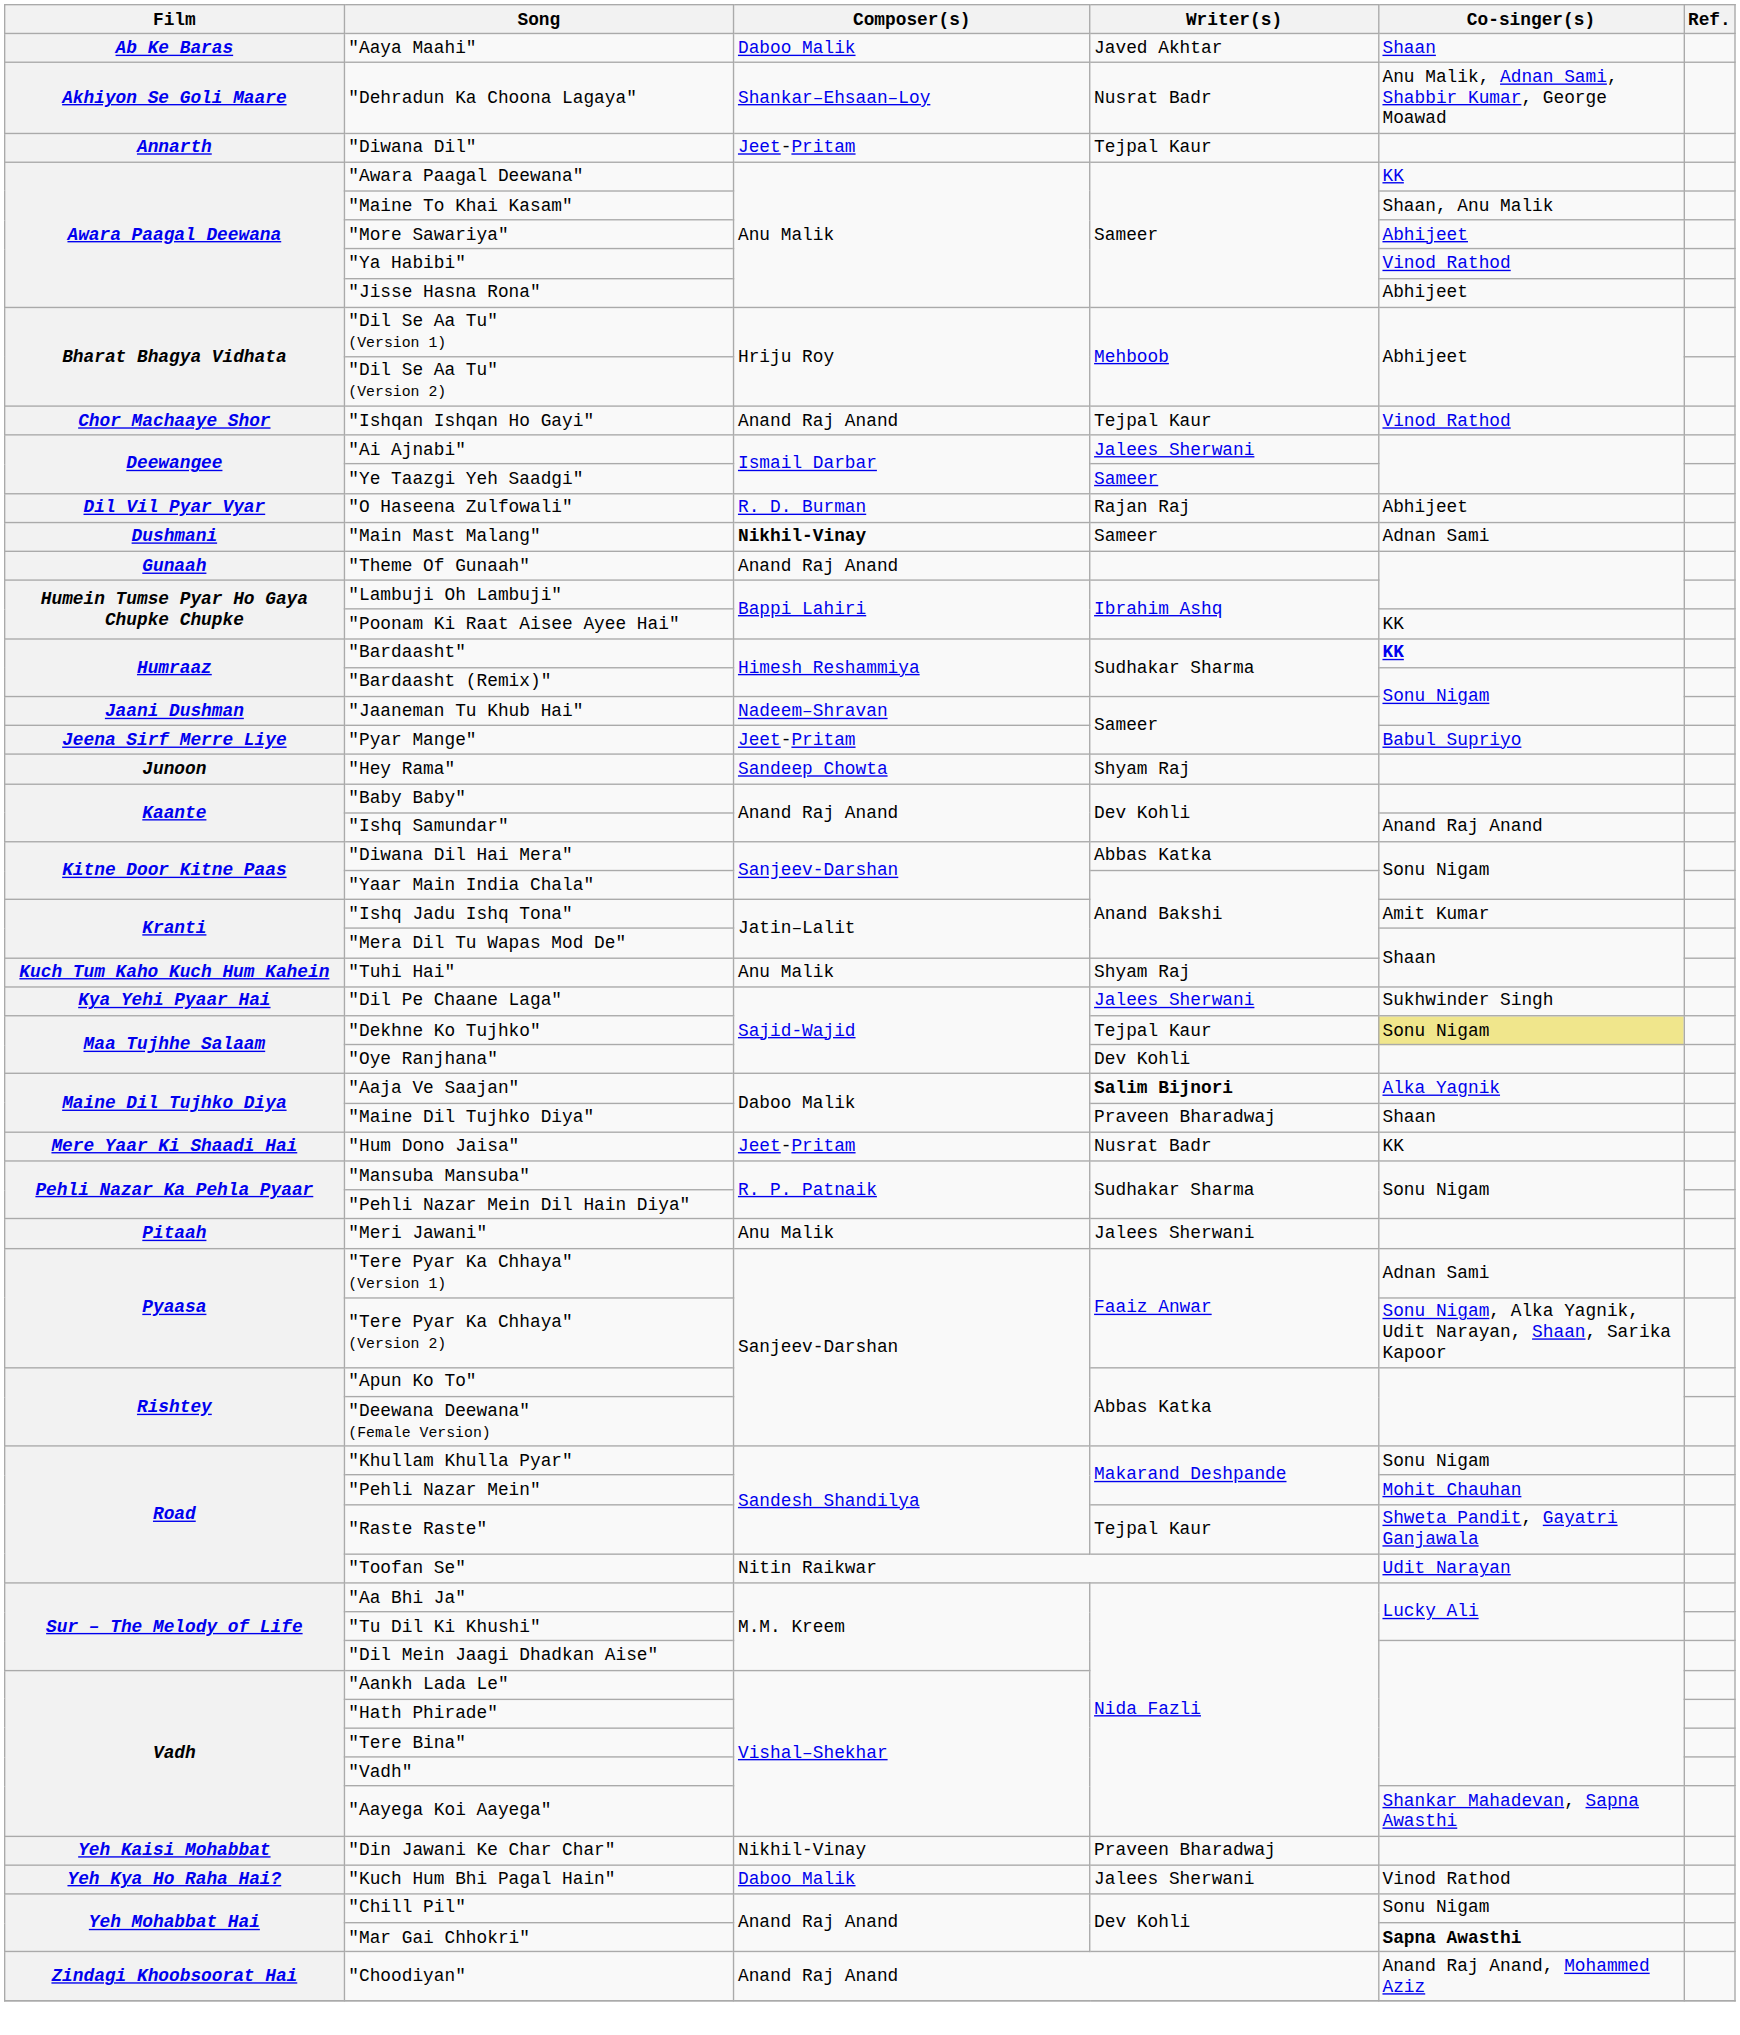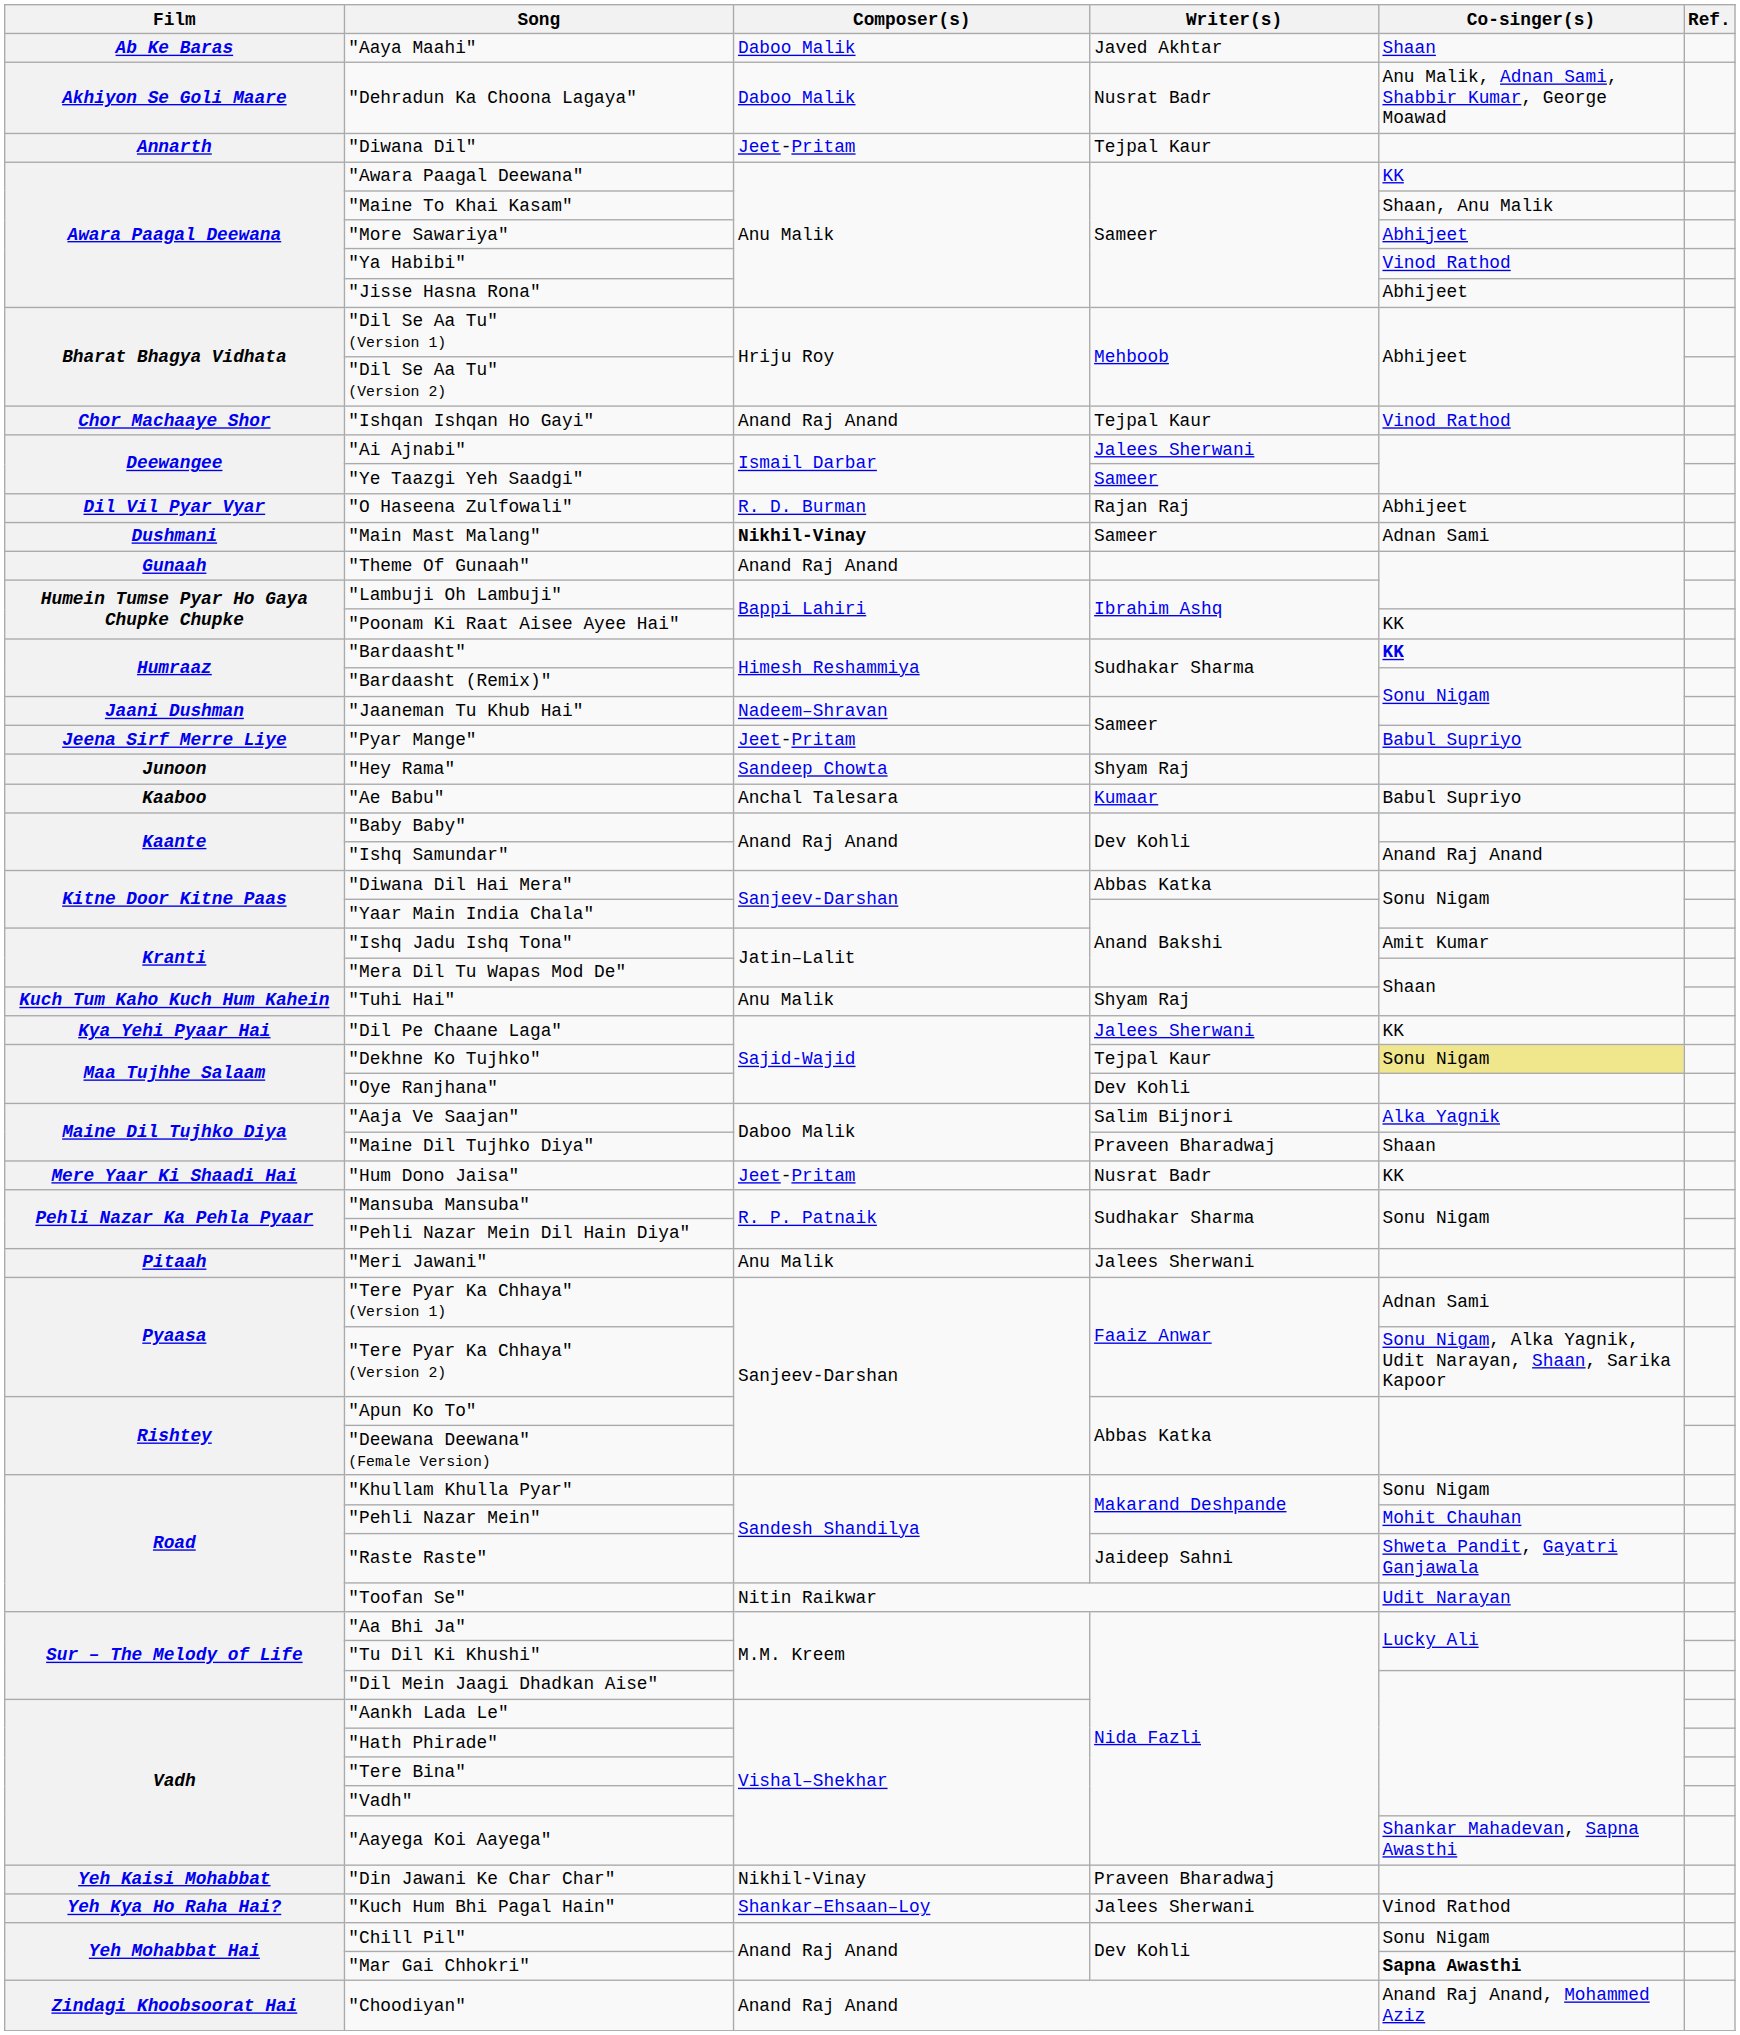(834, 98) Shankar–Ehsaan–Loy -> (797, 98) Daboo Malik
+ row: (396, 798)
(1468, 1001) Sukhwinder Singh -> (1393, 1030) KK
(1164, 1088) bold -> (1164, 1117) normal
(1153, 1529) Tejpal Kaur -> (1164, 1558) Jaideep Sahni
(797, 1879) Daboo Malik -> (834, 1908) Shankar–Ehsaan–Loy
